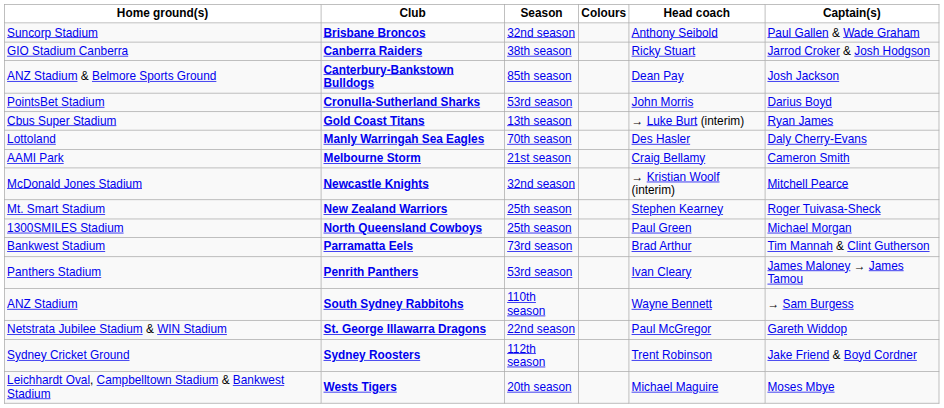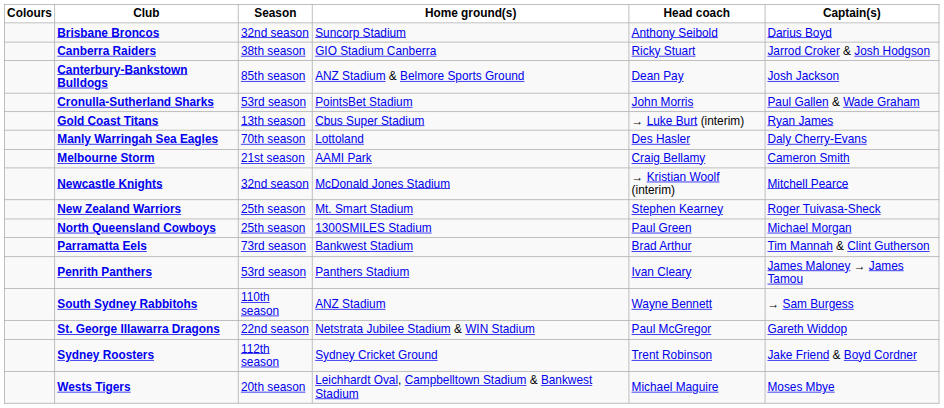columns swapped: (604, 13) <-> (163, 13)
(844, 32) Paul Gallen & Wade Graham -> (800, 32) Darius Boyd
(800, 102) Darius Boyd -> (844, 102) Paul Gallen & Wade Graham
